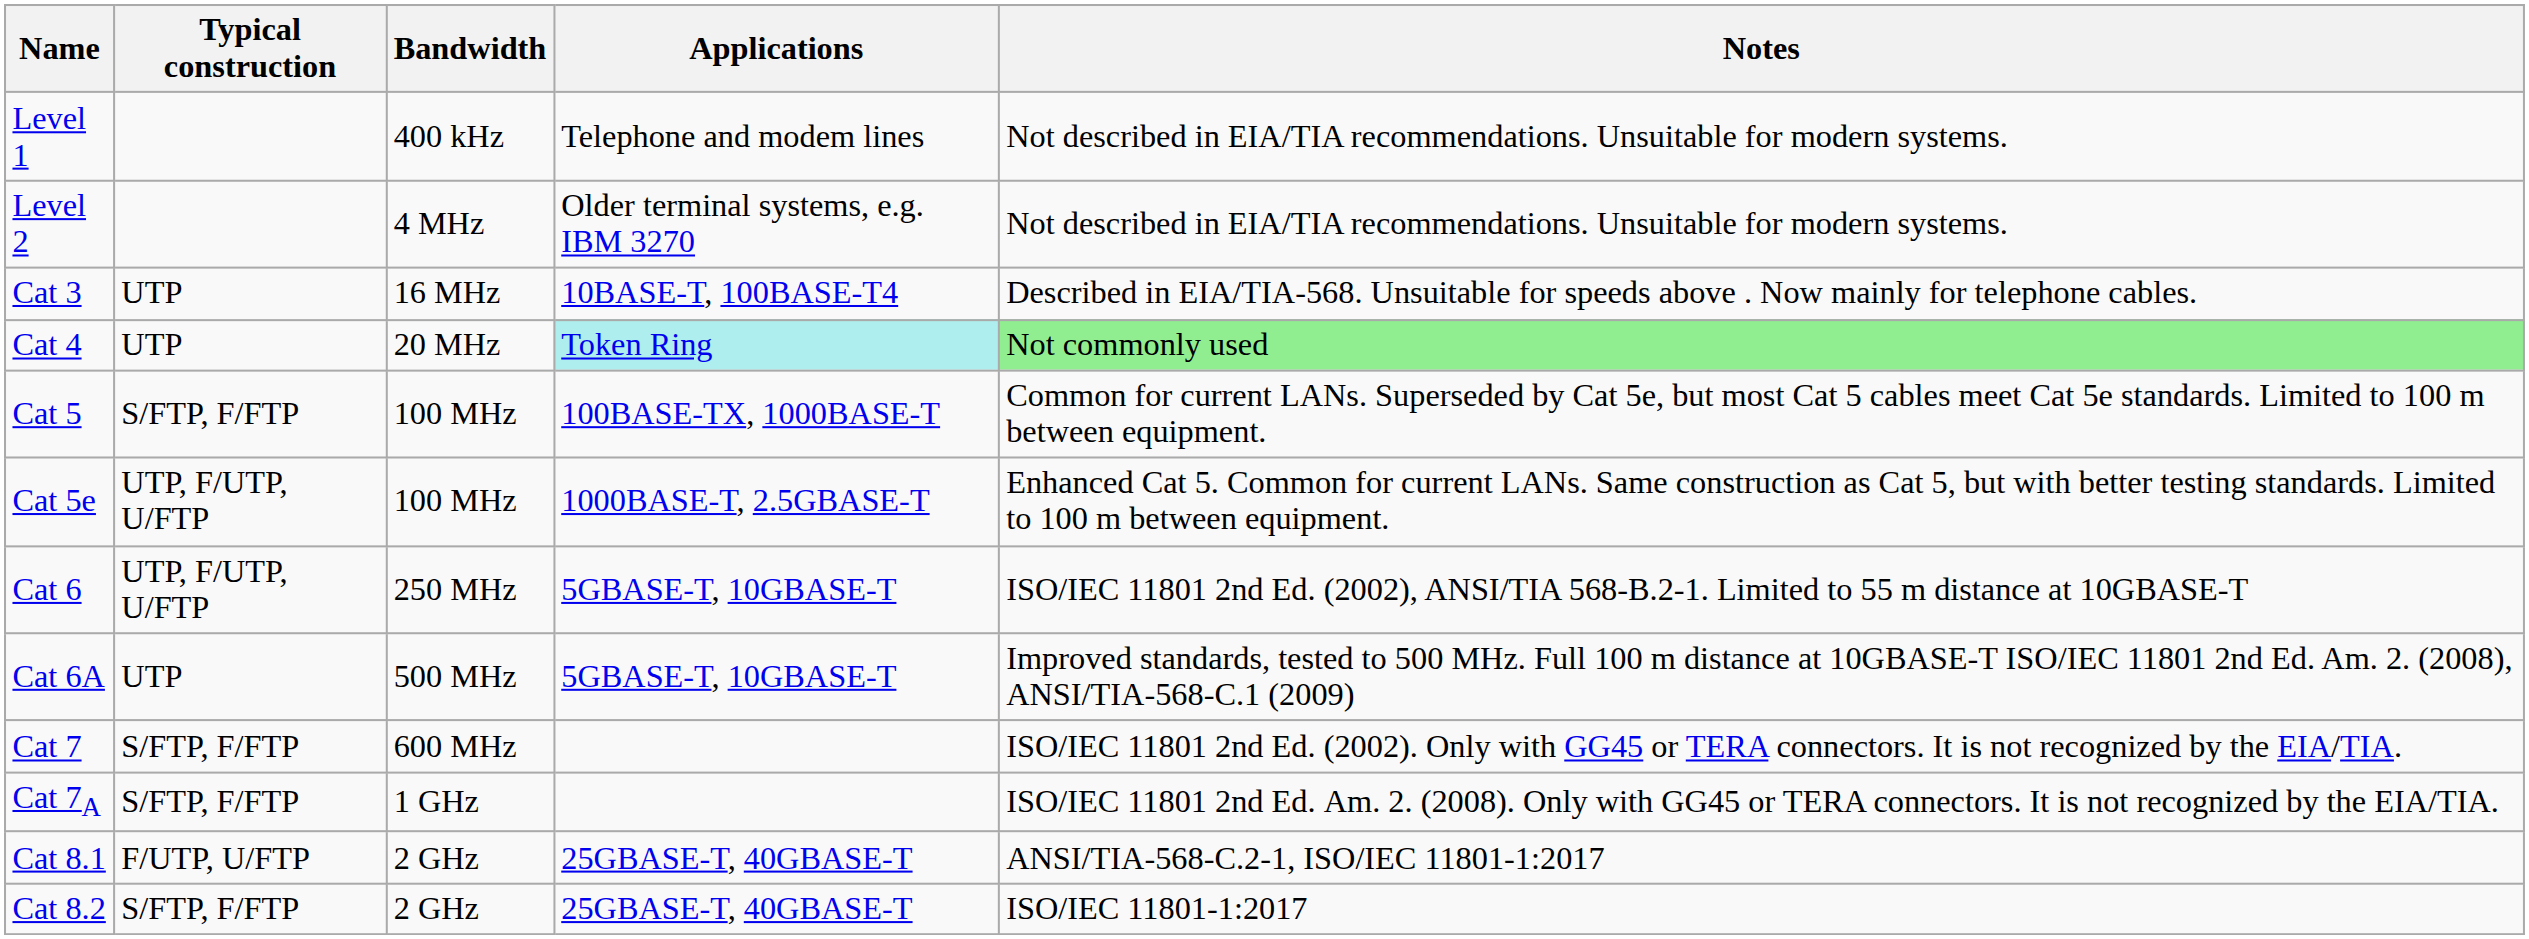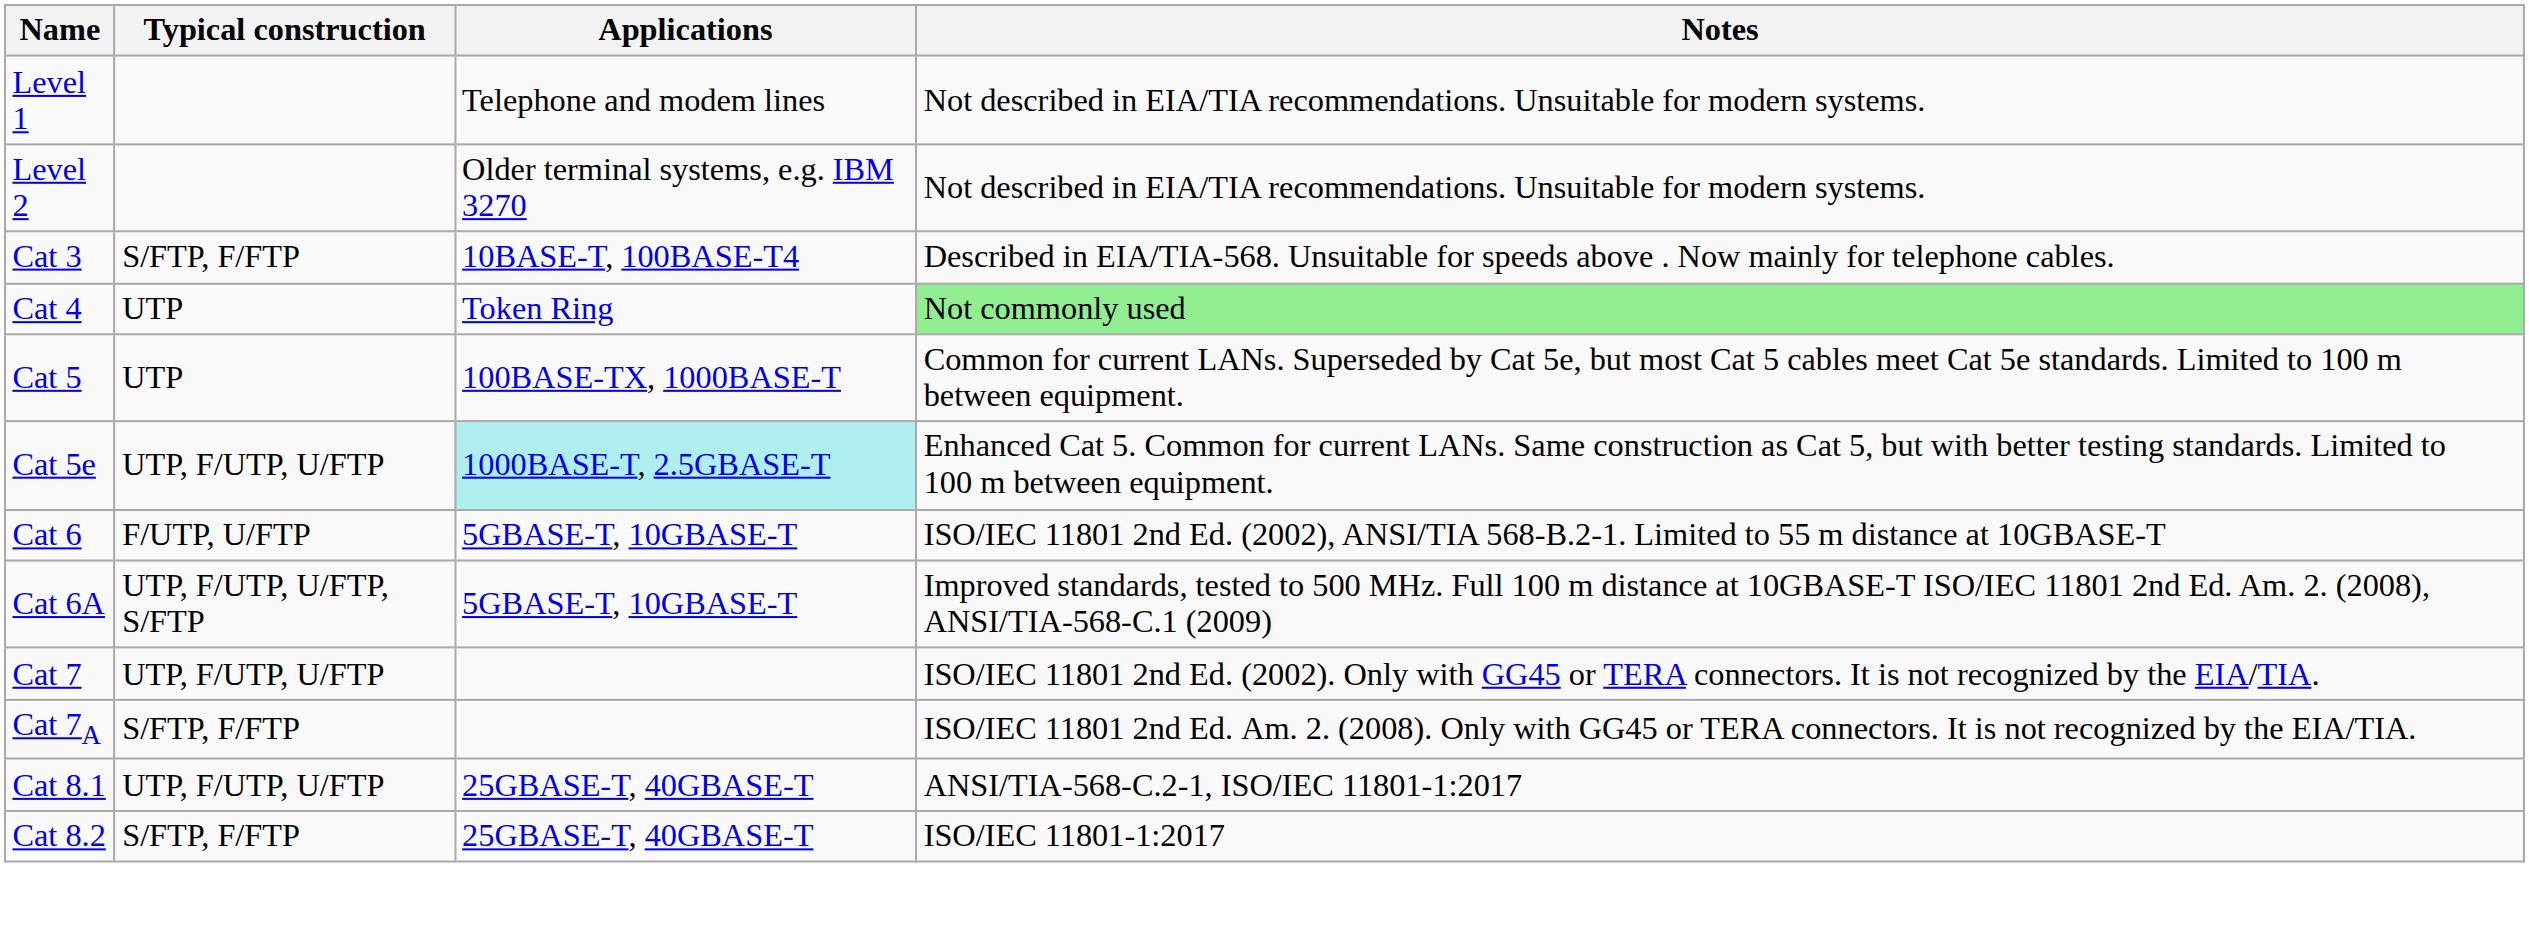- column: (470, 48)
(152, 292) UTP -> (211, 256) S/FTP, F/FTP
(637, 344) paleturquoise background -> (538, 307) no background
(210, 413) S/FTP, F/FTP -> (153, 377) UTP
(745, 501) no background -> (646, 464) paleturquoise background
(204, 588) UTP, F/UTP, U/FTP -> (216, 534) F/UTP, U/FTP
(152, 676) UTP -> (256, 603) UTP, F/UTP, U/FTP, S/FTP
(210, 745) S/FTP, F/FTP -> (253, 673) UTP, F/UTP, U/FTP
(216, 856) F/UTP, U/FTP -> (253, 784) UTP, F/UTP, U/FTP
